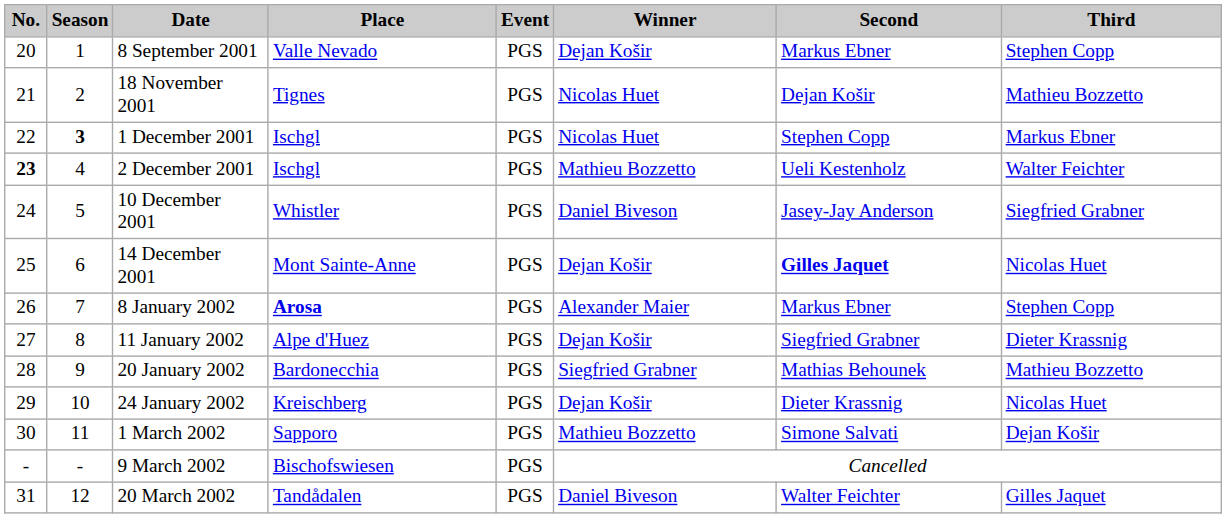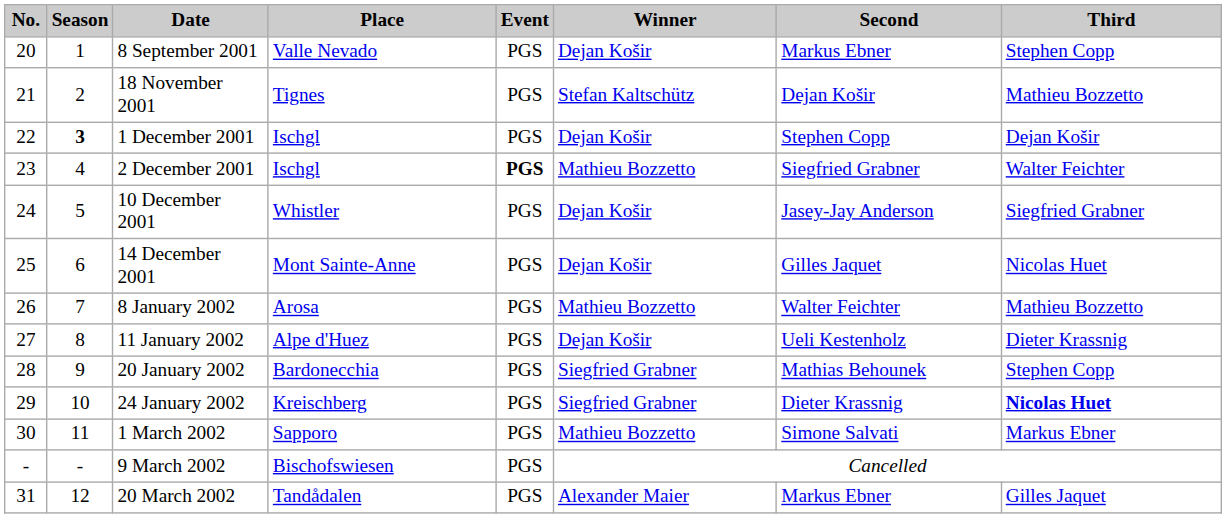(609, 94) Nicolas Huet -> (626, 94) Stefan Kaltschütz
(609, 136) Nicolas Huet -> (605, 136) Dejan Košir
(1060, 136) Markus Ebner -> (1053, 136) Dejan Košir
(26, 168) bold -> (26, 168) normal
(525, 168) normal -> (525, 168) bold
(843, 168) Ueli Kestenholz -> (851, 168) Siegfried Grabner
(618, 211) Daniel Biveson -> (605, 211) Dejan Košir
(835, 264) bold -> (831, 264) normal
(297, 307) bold -> (296, 307) normal
(624, 307) Alexander Maier -> (627, 307) Mathieu Bozzetto
(836, 307) Markus Ebner -> (841, 307) Walter Feichter
(1060, 307) Stephen Copp -> (1074, 307) Mathieu Bozzetto
(850, 339) Siegfried Grabner -> (844, 339) Ueli Kestenholz
(1074, 370) Mathieu Bozzetto -> (1060, 370) Stephen Copp
(605, 402) Dejan Košir -> (627, 402) Siegfried Grabner
(1056, 402) normal -> (1058, 402) bold
(1052, 433) Dejan Košir -> (1061, 433) Markus Ebner
(618, 496) Daniel Biveson -> (623, 496) Alexander Maier
(840, 496) Walter Feichter -> (836, 496) Markus Ebner
